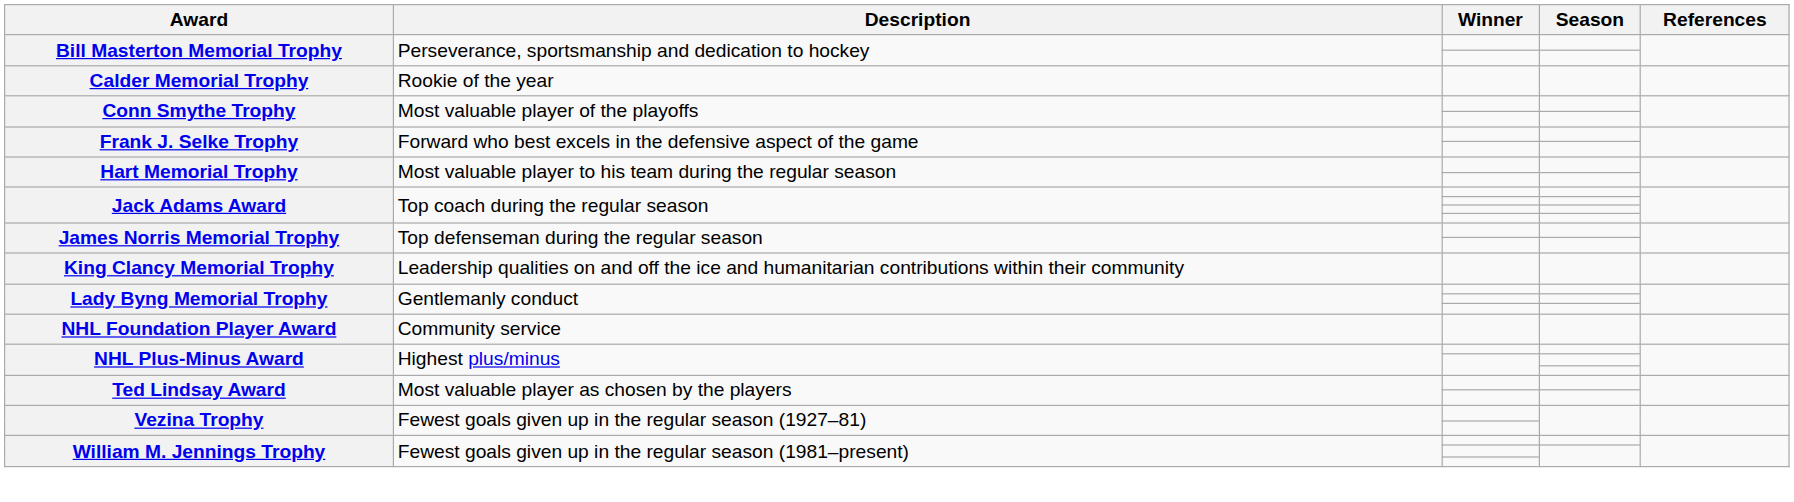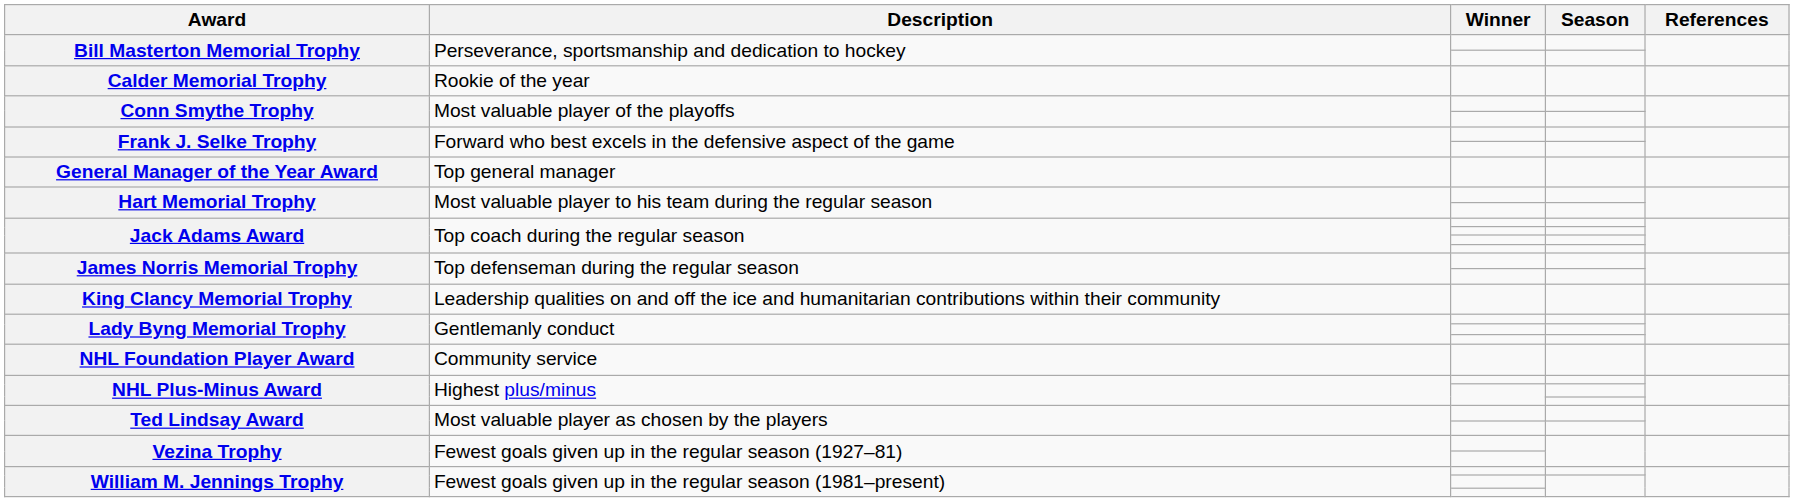+ row: (217, 171)
